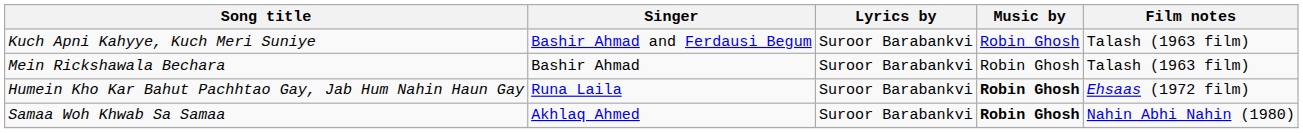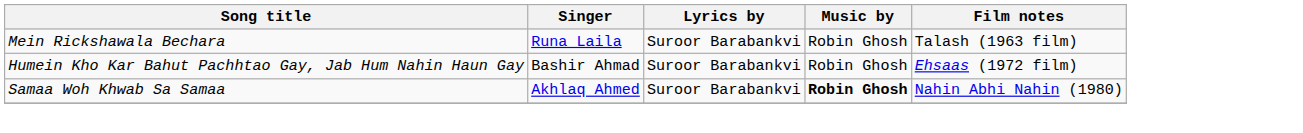- row: (162, 41)
(585, 66) Bashir Ahmad -> (576, 41) Runa Laila
(576, 91) Runa Laila -> (585, 66) Bashir Ahmad
(1030, 91) bold -> (858, 66) normal
